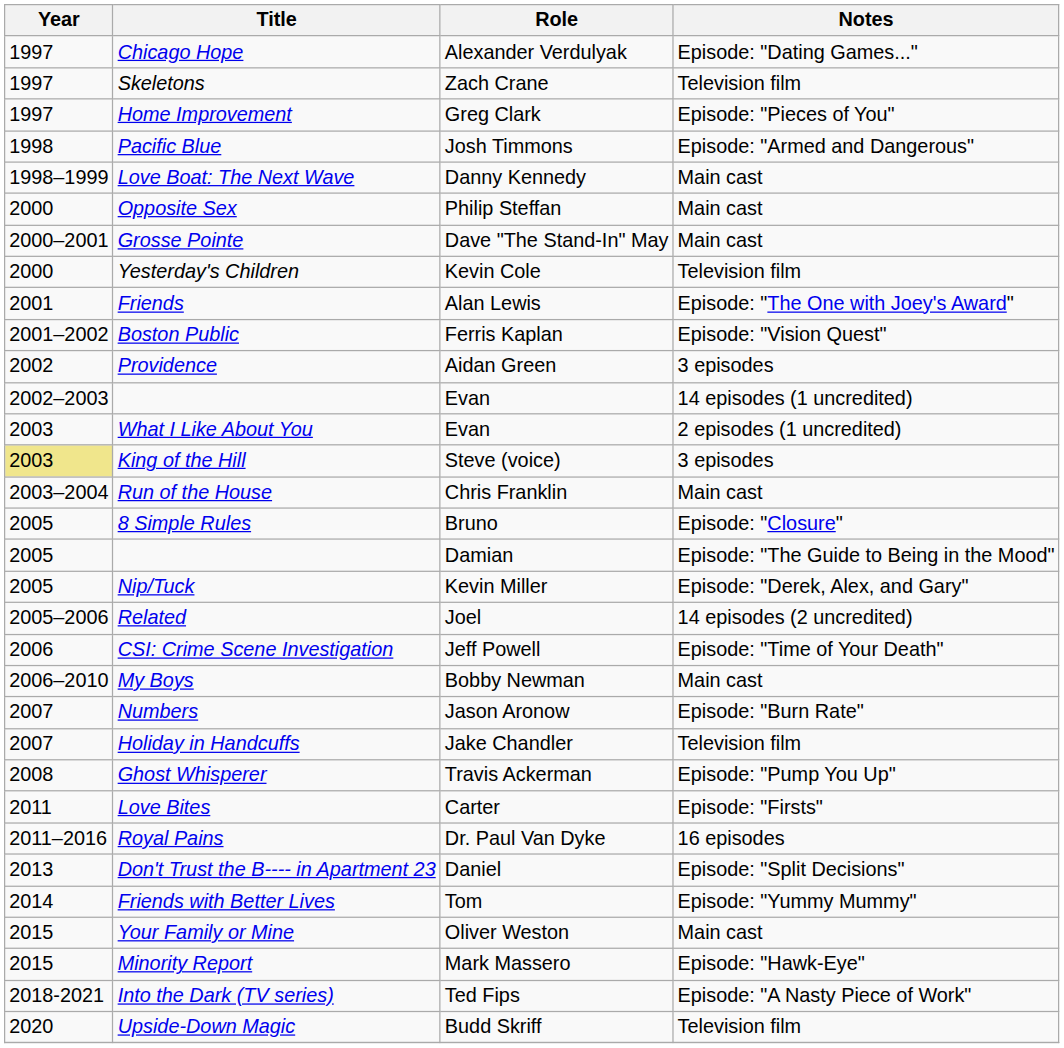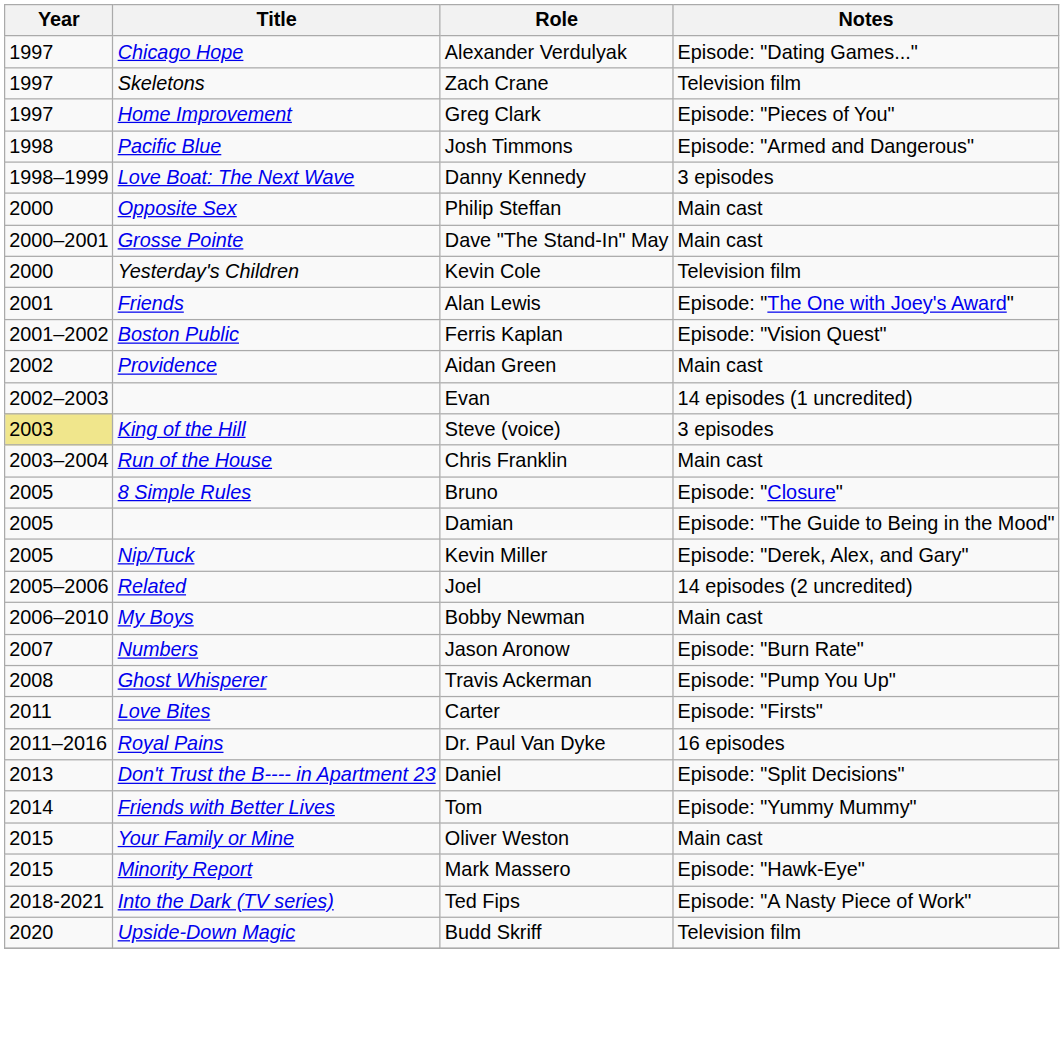(720, 177) Main cast -> (726, 177) 3 episodes
(726, 366) 3 episodes -> (720, 366) Main cast
- row: (215, 429)
- row: (255, 649)
- row: (209, 743)
